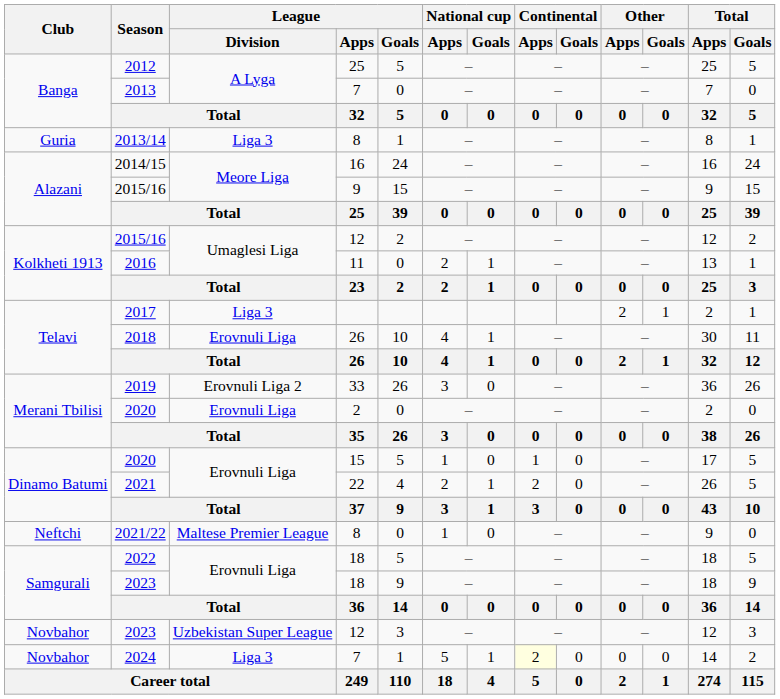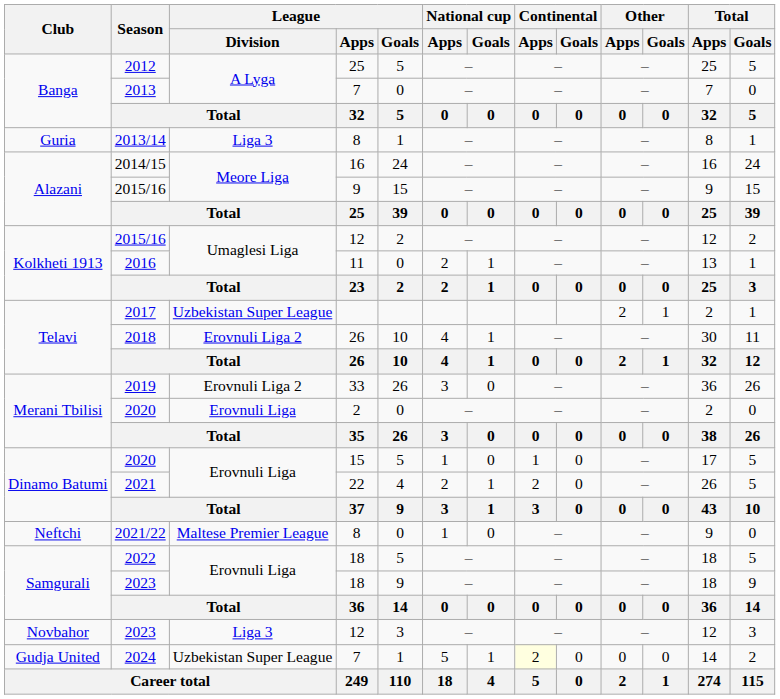(253, 312) Liga 3 -> (253, 312) Uzbekistan Super League
(253, 336) Erovnuli Liga -> (253, 336) Erovnuli Liga 2
(253, 632) Uzbekistan Super League -> (253, 632) Liga 3
(58, 656) Novbahor -> (58, 656) Gudja United
(253, 656) Liga 3 -> (253, 656) Uzbekistan Super League
